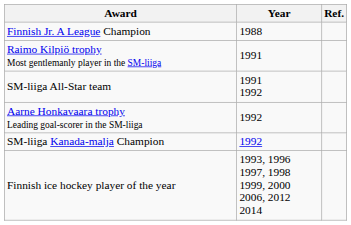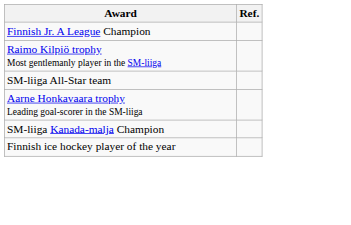- column: (279, 13)
